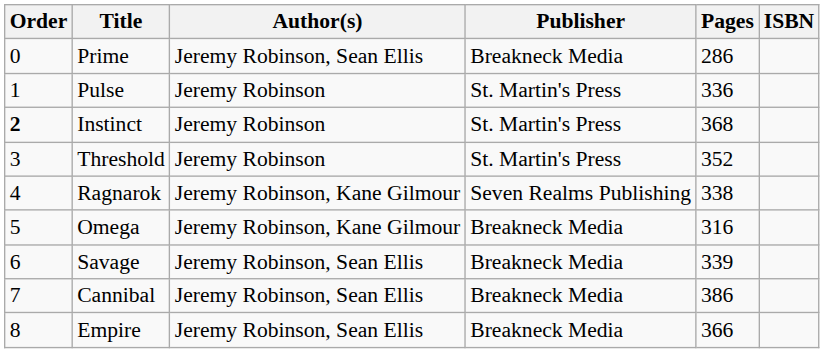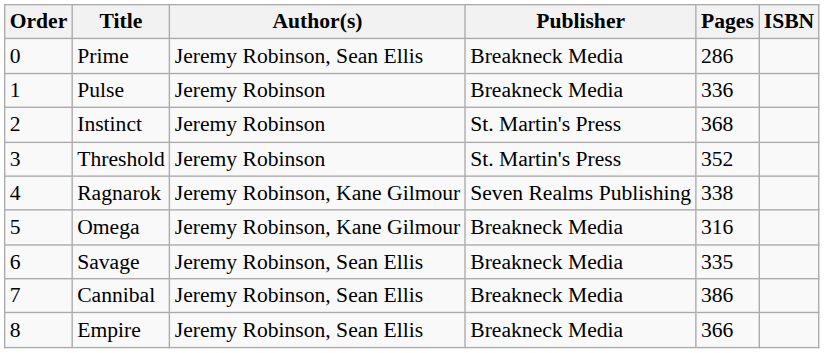(546, 90) St. Martin's Press -> (547, 90) Breakneck Media
(15, 124) bold -> (15, 124) normal
(717, 261) 339 -> (717, 261) 335
